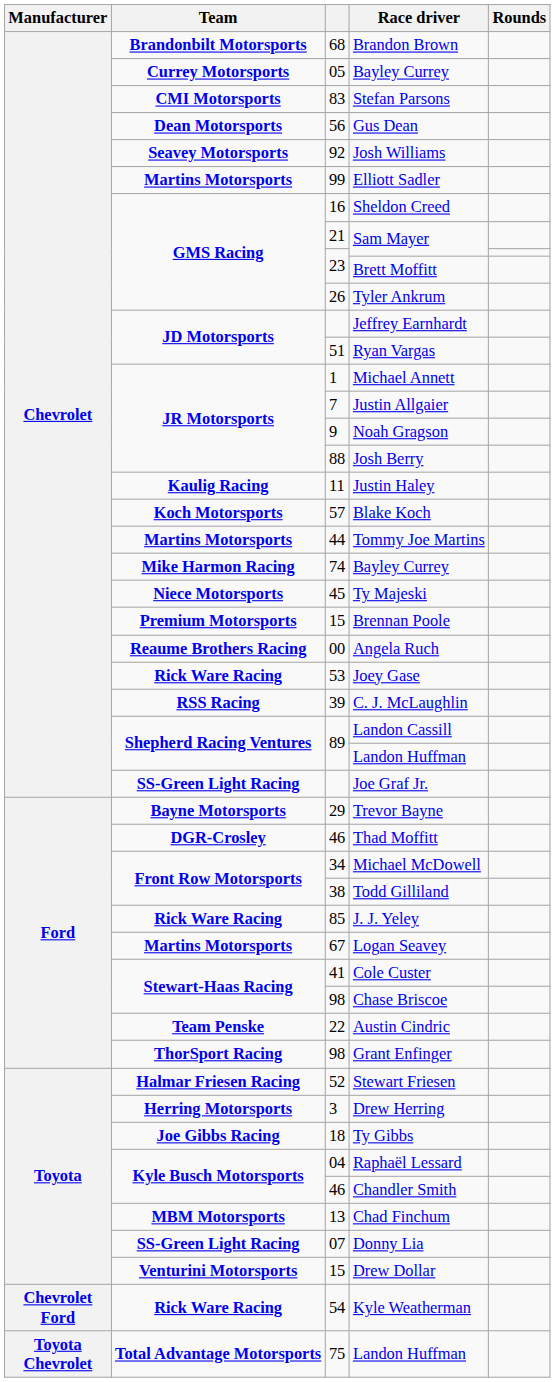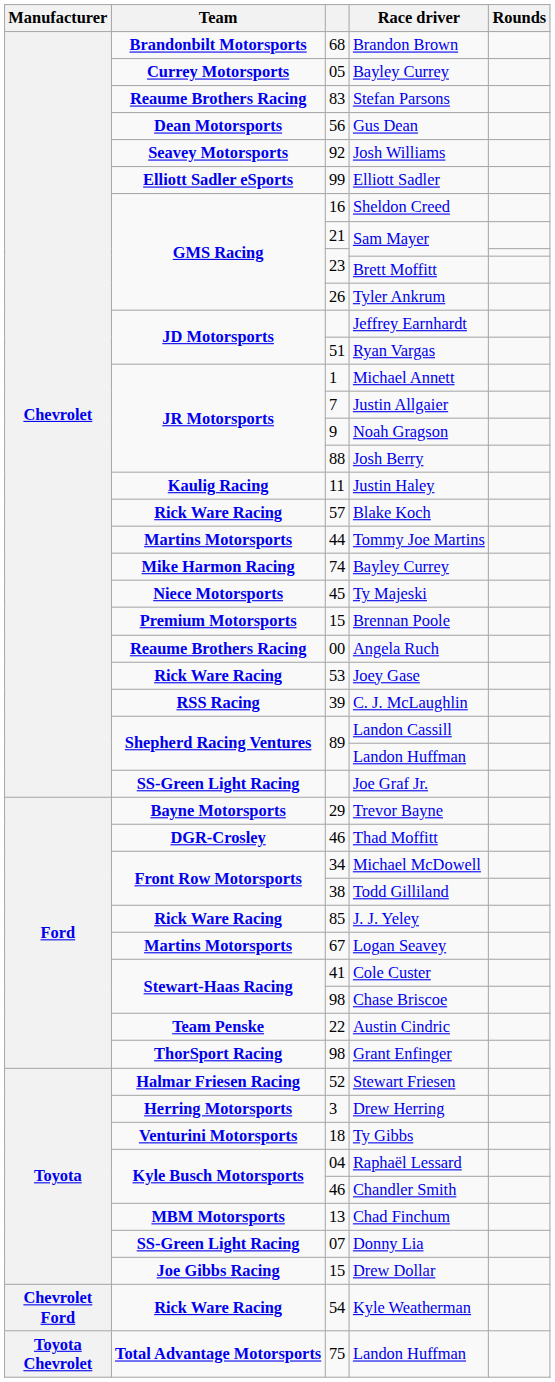(218, 99) CMI Motorsports -> (218, 99) Reaume Brothers Racing
(218, 180) Martins Motorsports -> (218, 180) Elliott Sadler eSports
(218, 513) Koch Motorsports -> (218, 513) Rick Ware Racing
(218, 1135) Joe Gibbs Racing -> (218, 1135) Venturini Motorsports
(218, 1270) Venturini Motorsports -> (218, 1270) Joe Gibbs Racing
